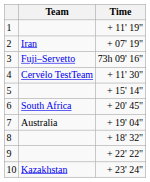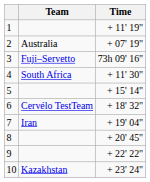(29, 43) Iran -> (39, 43) Australia
(57, 75) Cervélo TestTeam -> (46, 75) South Africa
(46, 106) South Africa -> (57, 106) Cervélo TestTeam
(125, 106) + 20' 45" -> (125, 106) + 18' 32"
(39, 122) Australia -> (29, 122) Iran
(125, 138) + 18' 32" -> (125, 138) + 20' 45"
